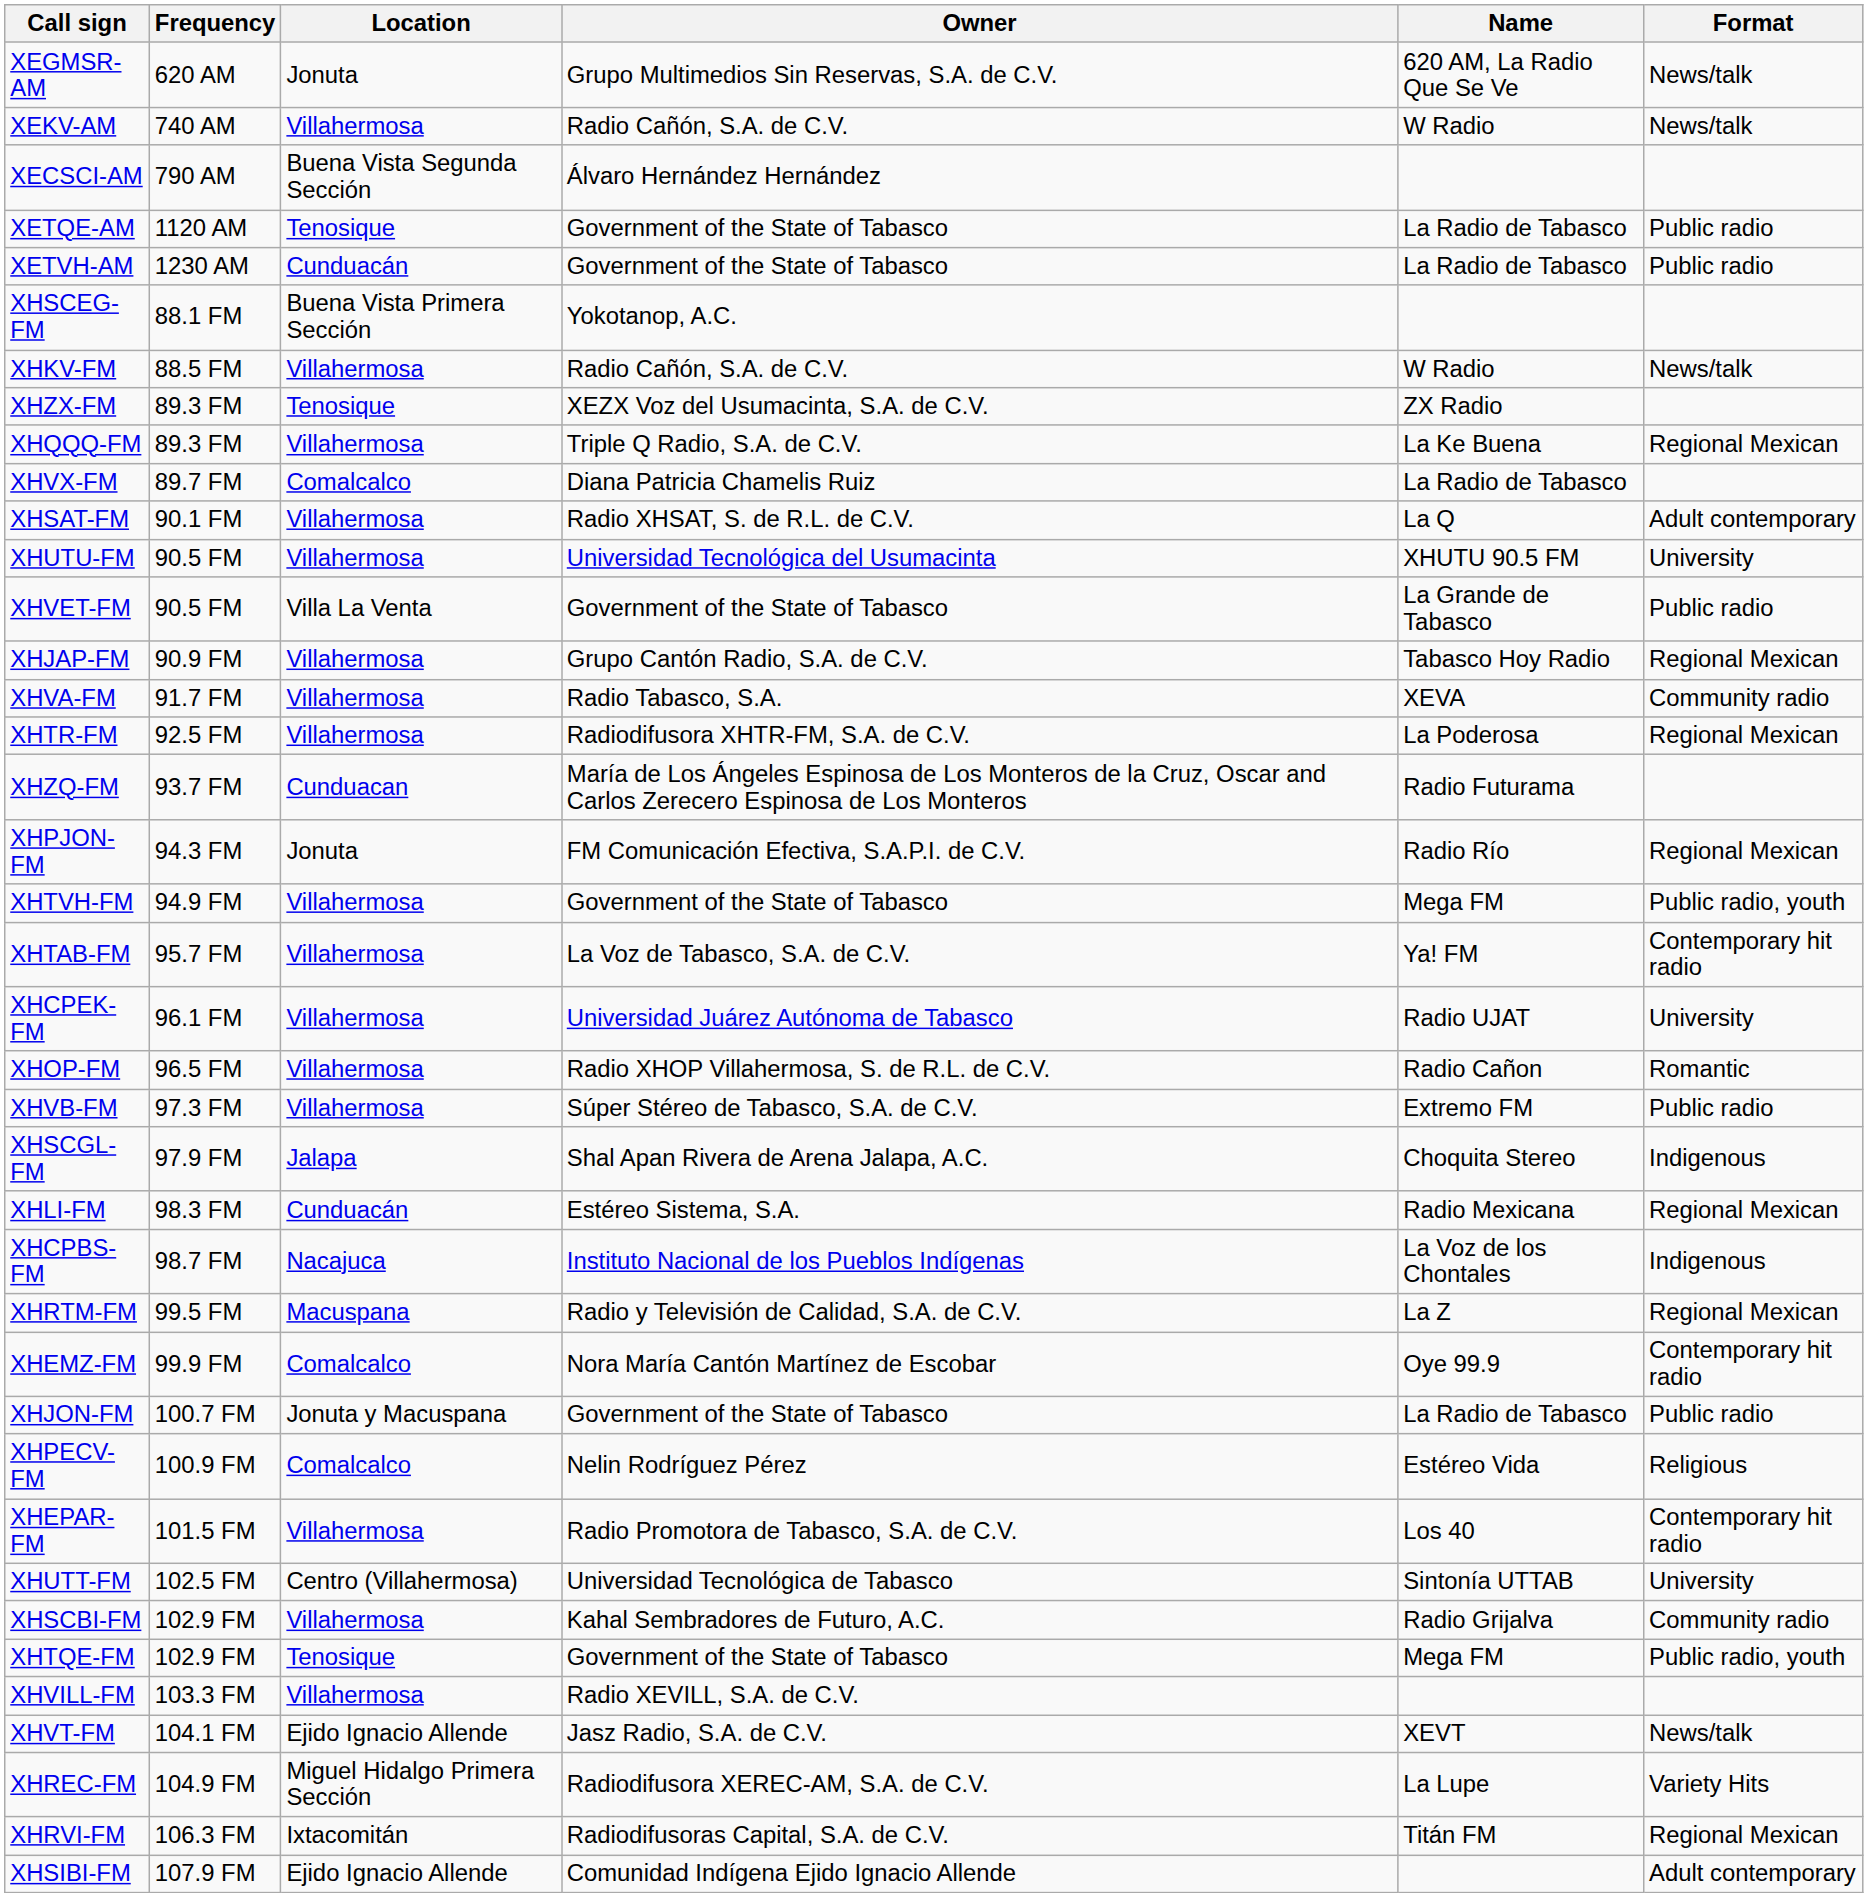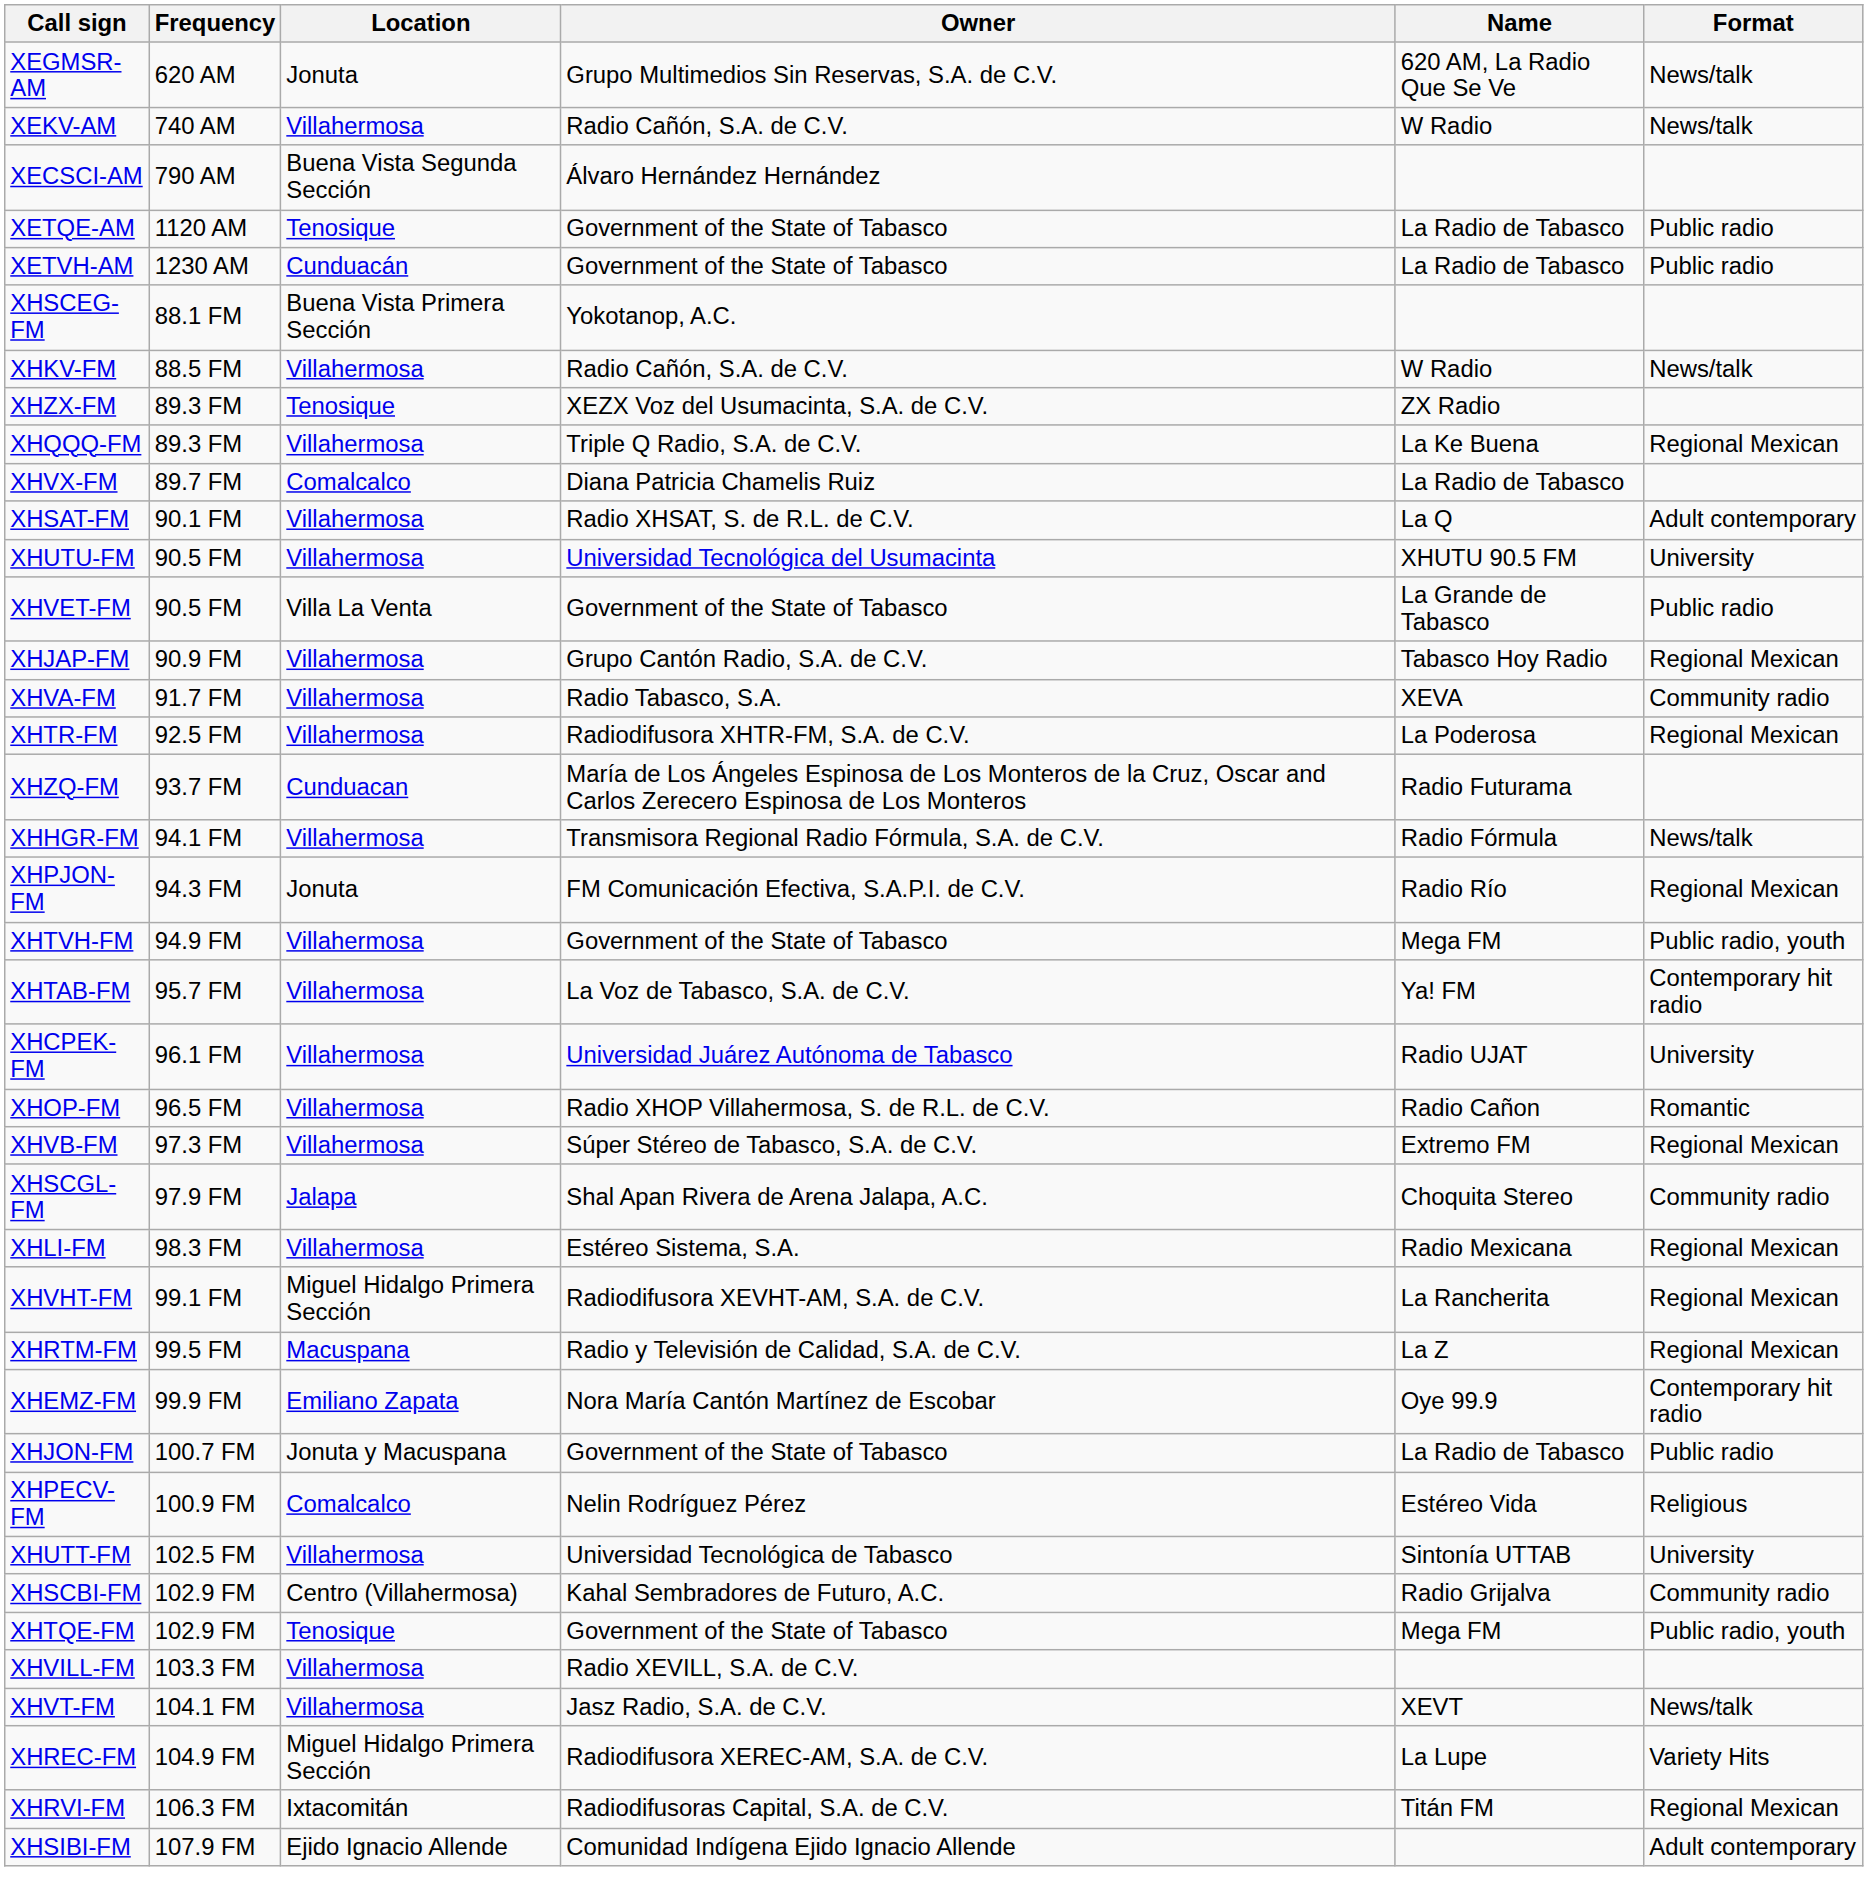+ row: (74, 838)
(1711, 1107) Public radio -> (1744, 1145) Regional Mexican
(1707, 1158) Indigenous -> (1739, 1196) Community radio
(347, 1210) Cunduacán -> (355, 1247) Villahermosa
- row: (63, 1261)
+ row: (71, 1299)
(349, 1363) Comalcalco -> (372, 1401) Emiliano Zapata
- row: (62, 1530)
(402, 1581) Centro (Villahermosa) -> (355, 1555) Villahermosa
(355, 1619) Villahermosa -> (402, 1592) Centro (Villahermosa)
(397, 1733) Ejido Ignacio Allende -> (355, 1706) Villahermosa
